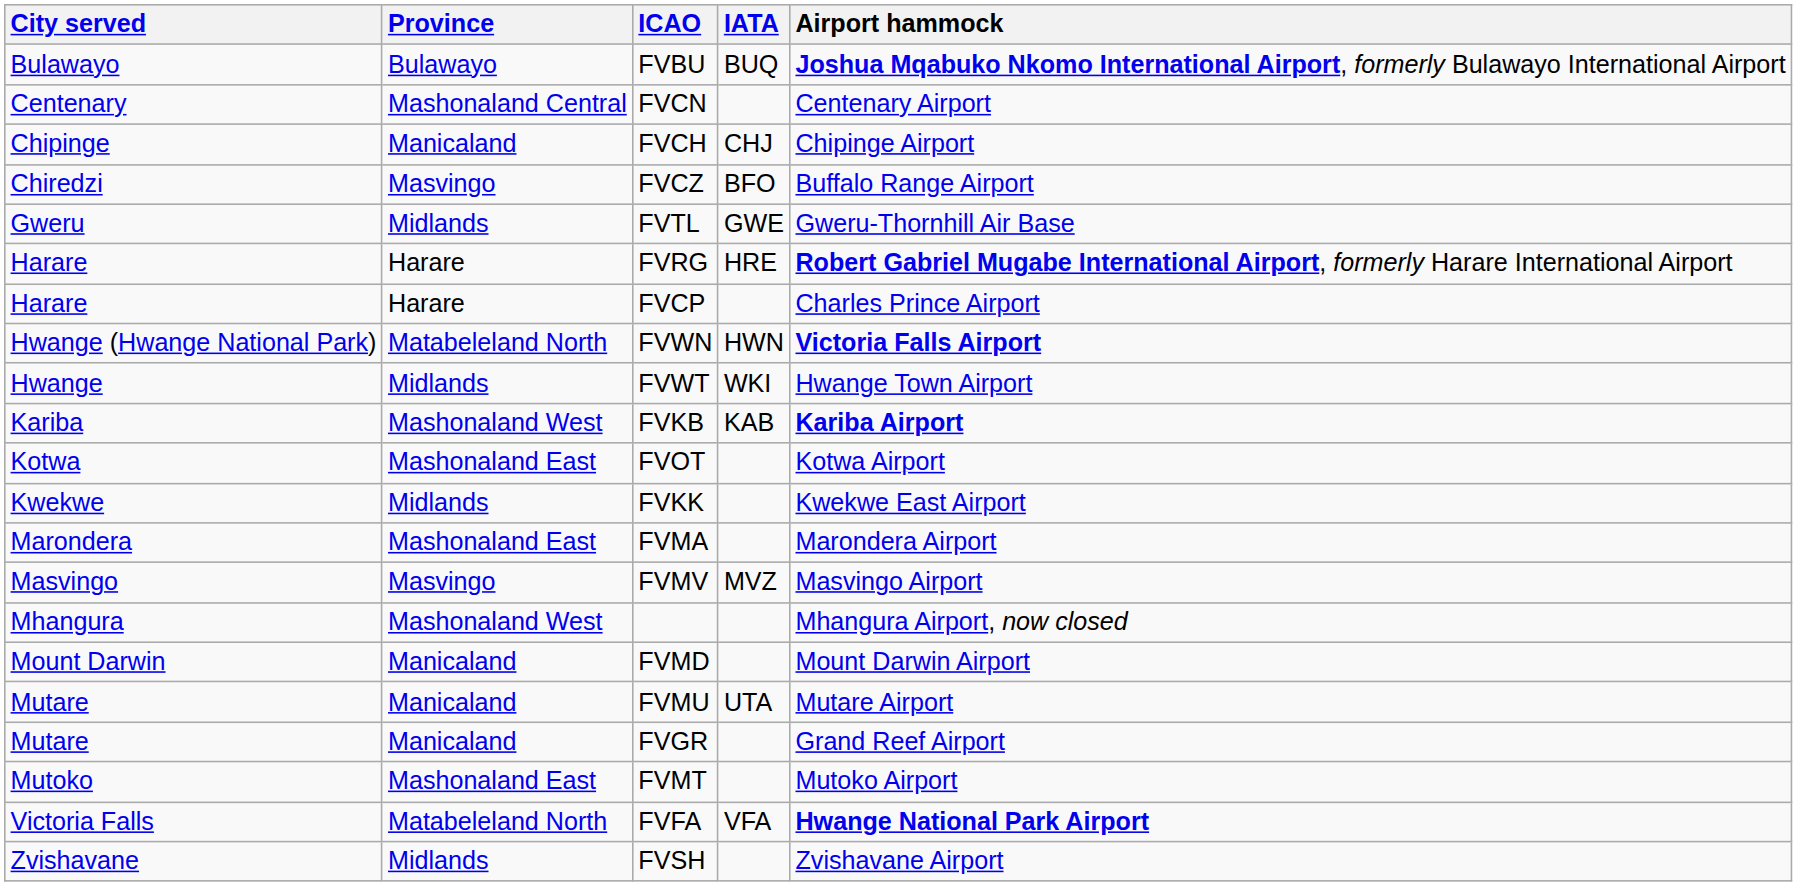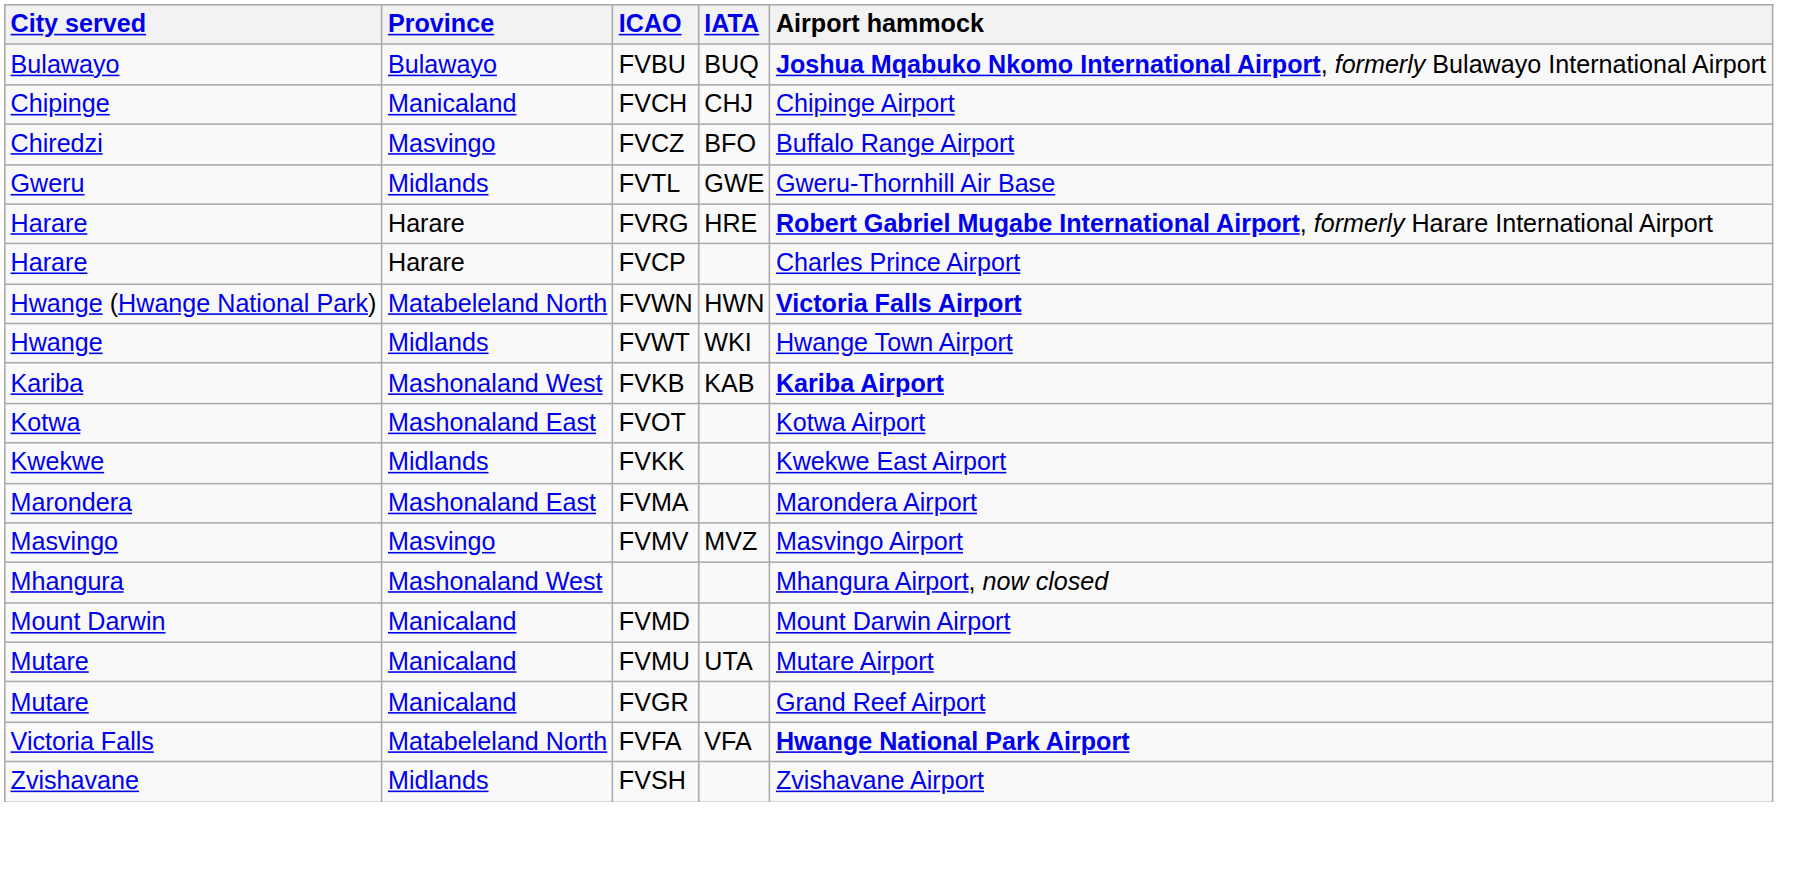- row: (673, 104)
- row: (673, 781)
